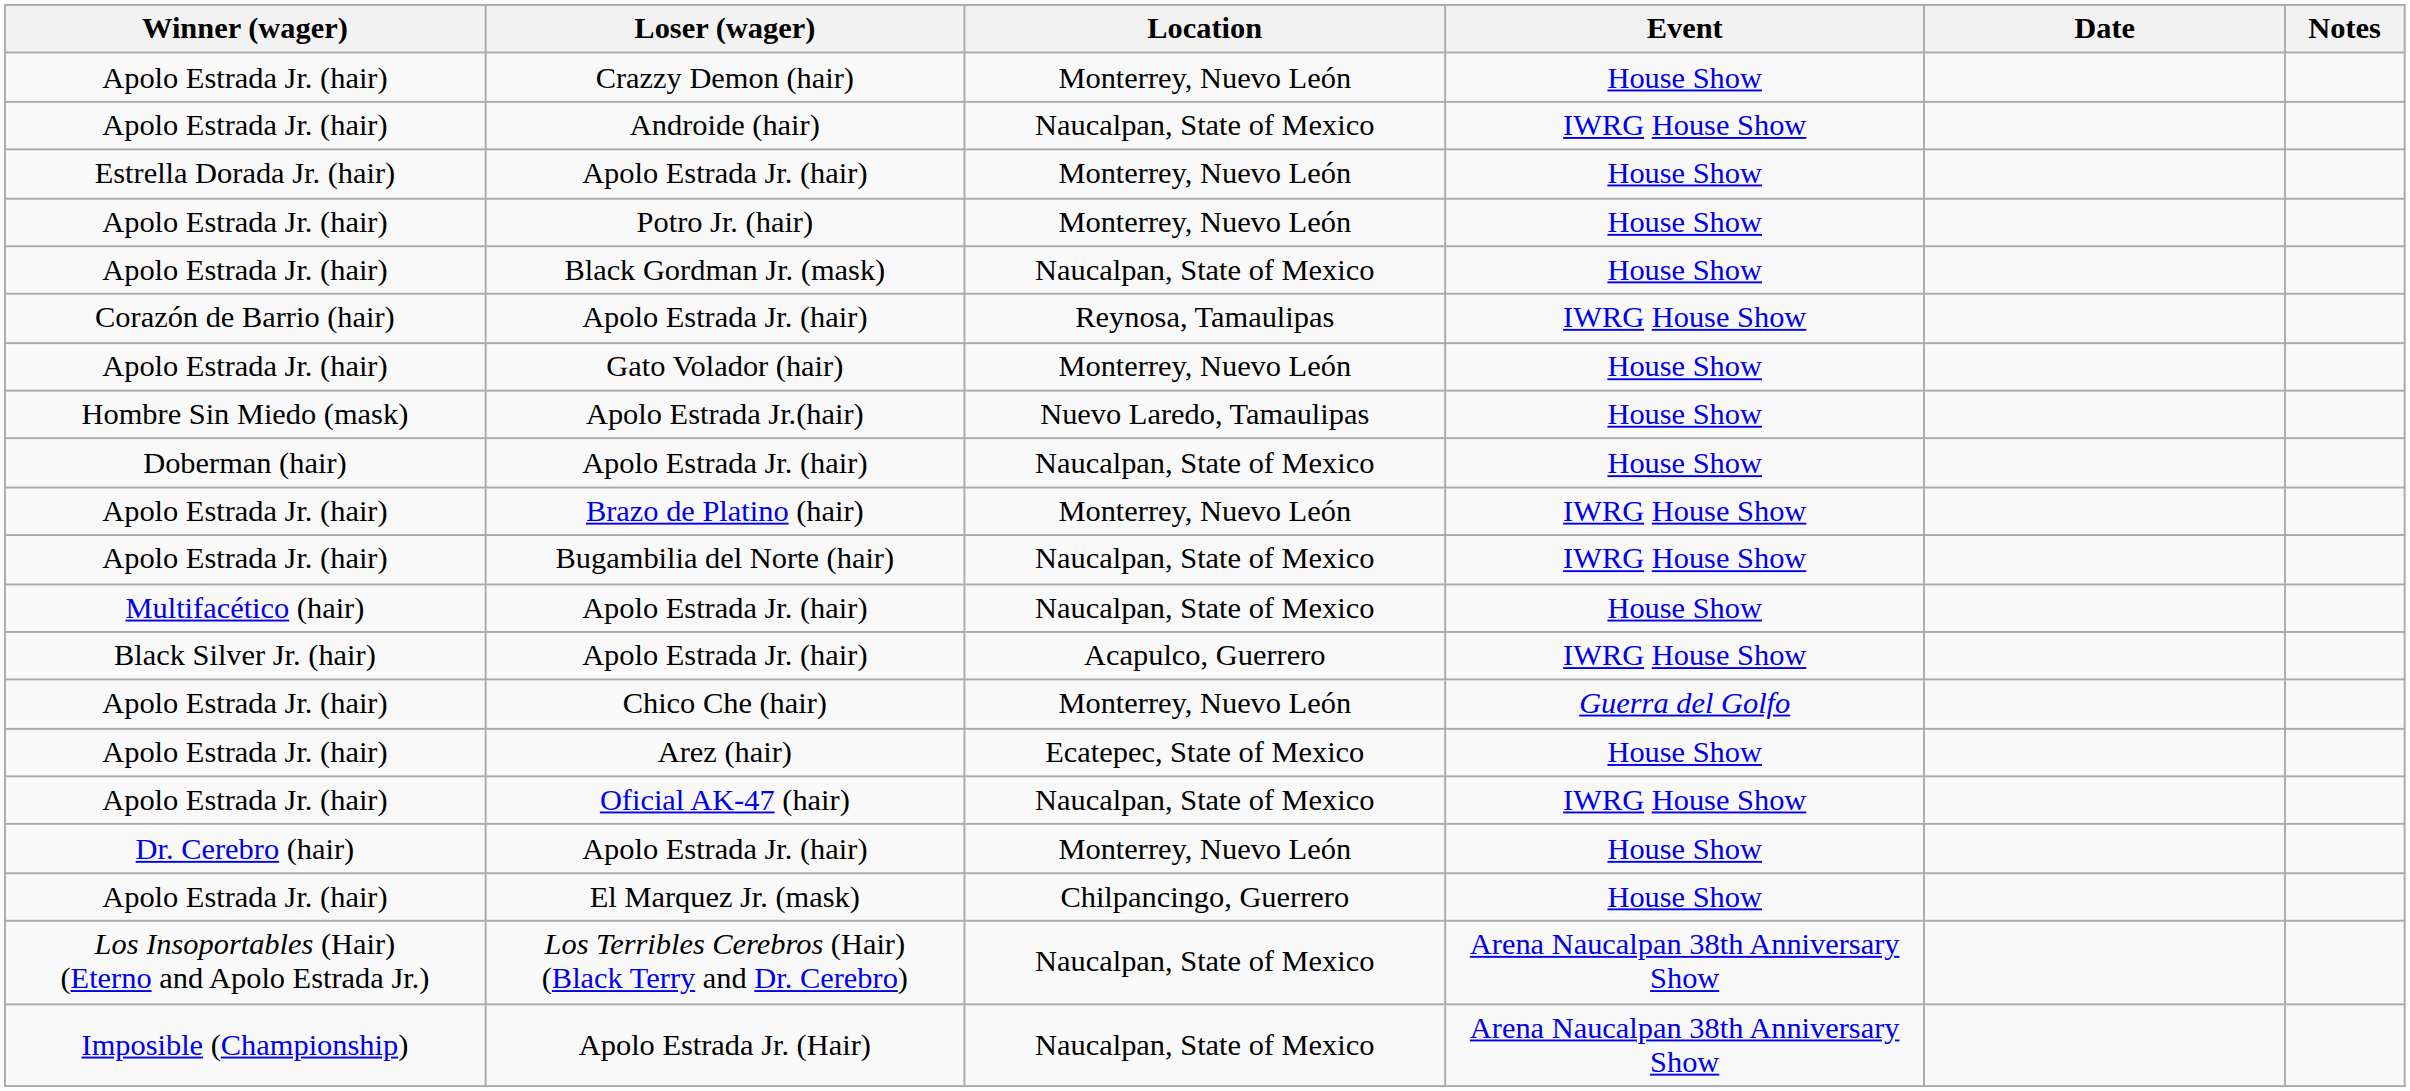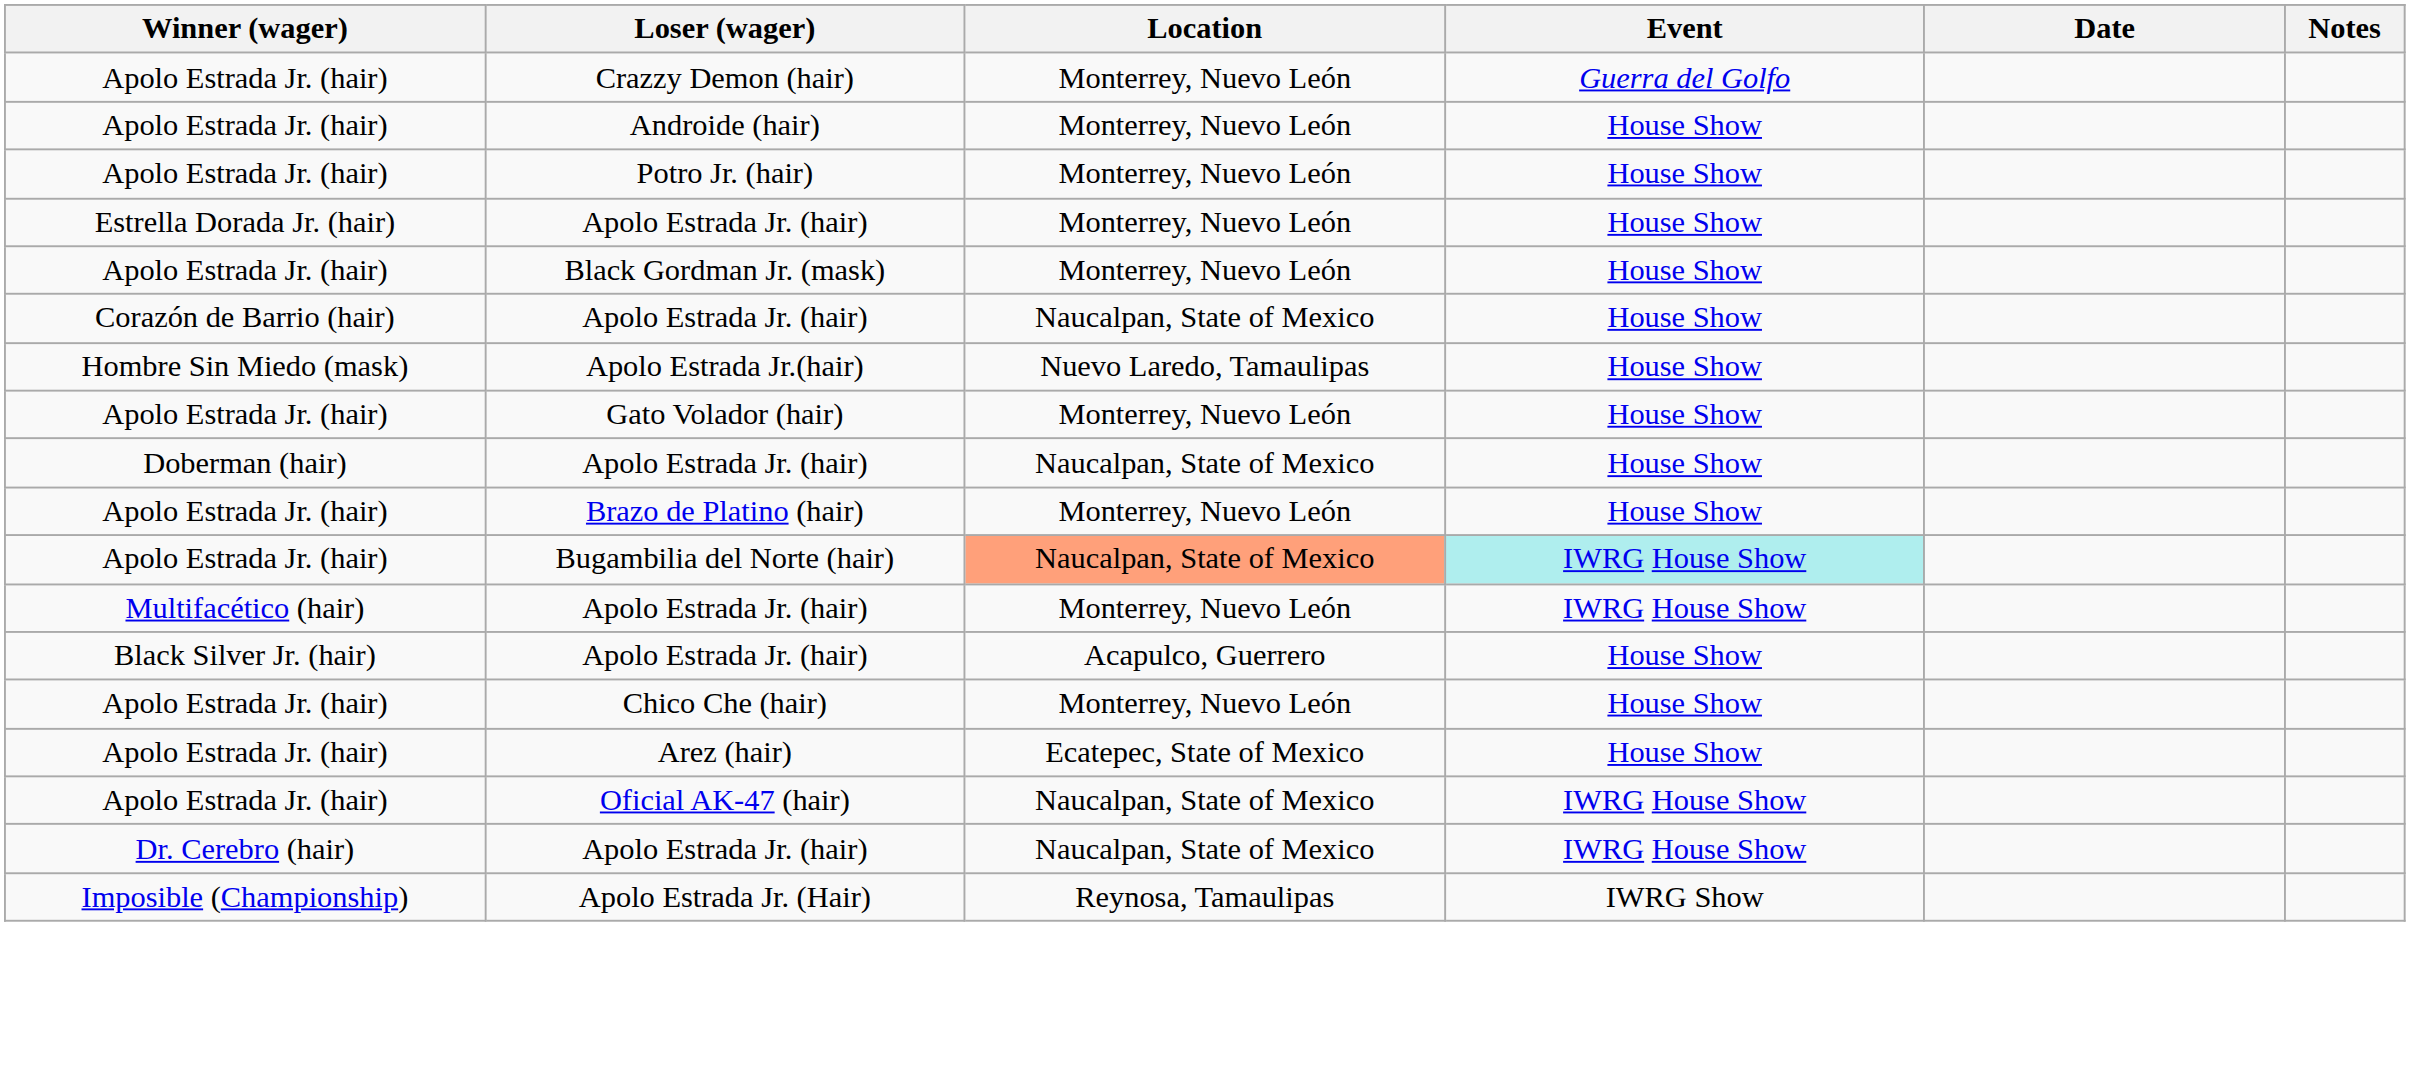(1685, 76) House Show -> (1685, 76) Guerra del Golfo
(1205, 125) Naucalpan, State of Mexico -> (1205, 125) Monterrey, Nuevo León
(1685, 125) IWRG House Show -> (1685, 125) House Show
rows swapped: (245, 173) <-> (245, 221)
(1205, 269) Naucalpan, State of Mexico -> (1205, 269) Monterrey, Nuevo León
(1205, 317) Reynosa, Tamaulipas -> (1205, 317) Naucalpan, State of Mexico
(1685, 317) IWRG House Show -> (1685, 317) House Show
rows swapped: (245, 414) <-> (245, 366)
(1685, 510) IWRG House Show -> (1685, 510) House Show
(1205, 558) no background -> (1205, 558) lightsalmon background
(1685, 558) no background -> (1685, 558) paleturquoise background
(1205, 607) Naucalpan, State of Mexico -> (1205, 607) Monterrey, Nuevo León
(1685, 607) House Show -> (1685, 607) IWRG House Show
(1685, 655) IWRG House Show -> (1685, 655) House Show
(1685, 703) Guerra del Golfo -> (1685, 703) House Show
(1205, 848) Monterrey, Nuevo León -> (1205, 848) Naucalpan, State of Mexico
(1685, 848) House Show -> (1685, 848) IWRG House Show
- row: (245, 896)
- row: (245, 961)
(1205, 1044) Naucalpan, State of Mexico -> (1205, 896) Reynosa, Tamaulipas
(1685, 1044) Arena Naucalpan 38th Anniversary Show -> (1685, 896) IWRG Show
